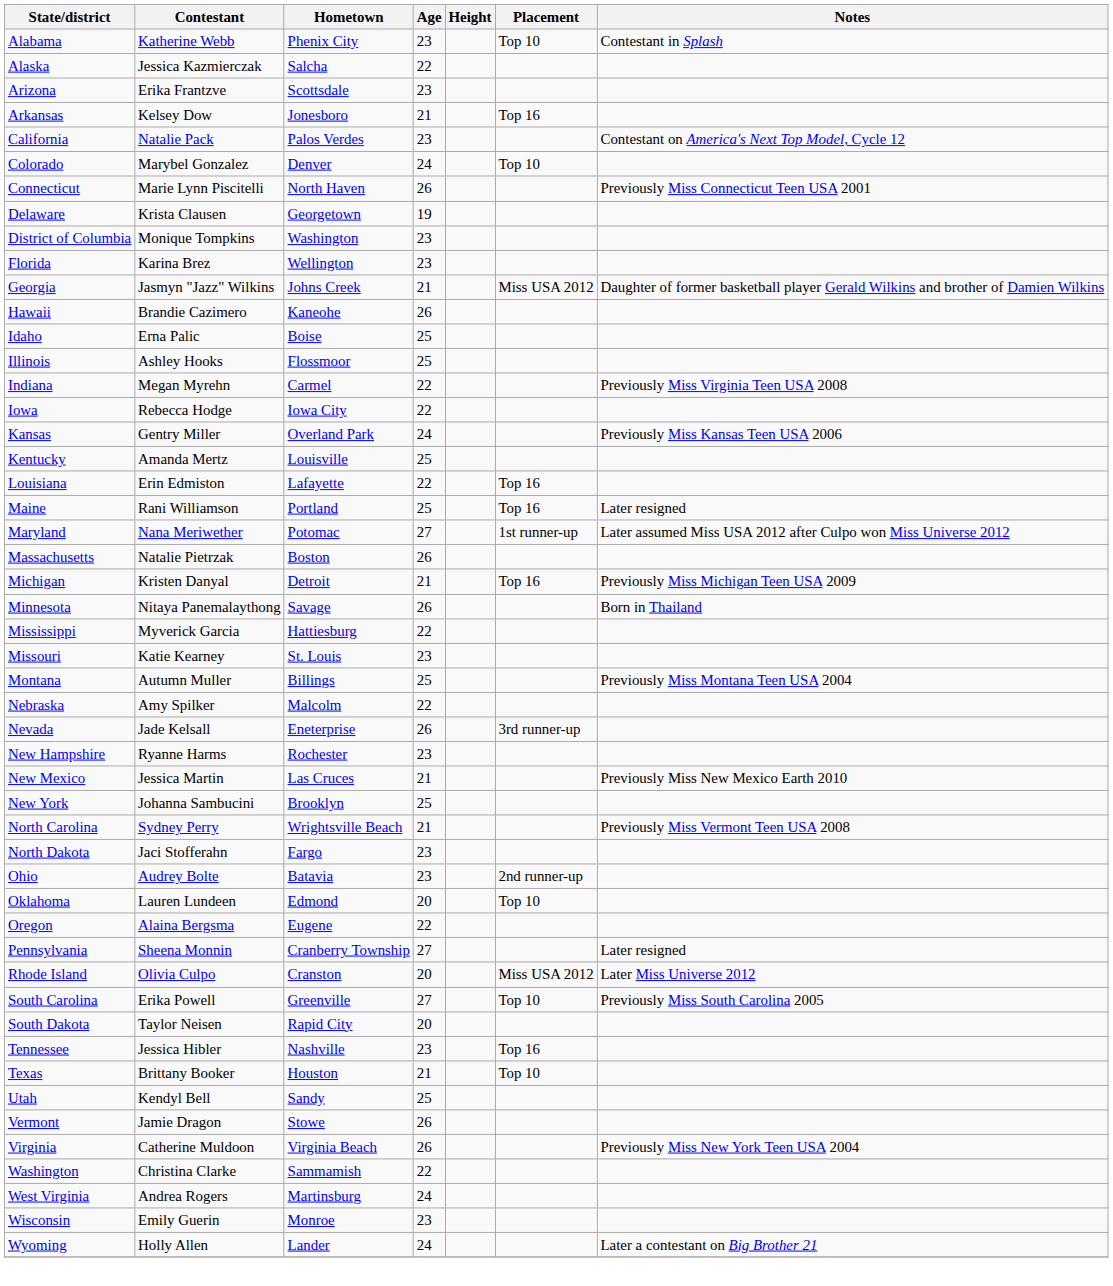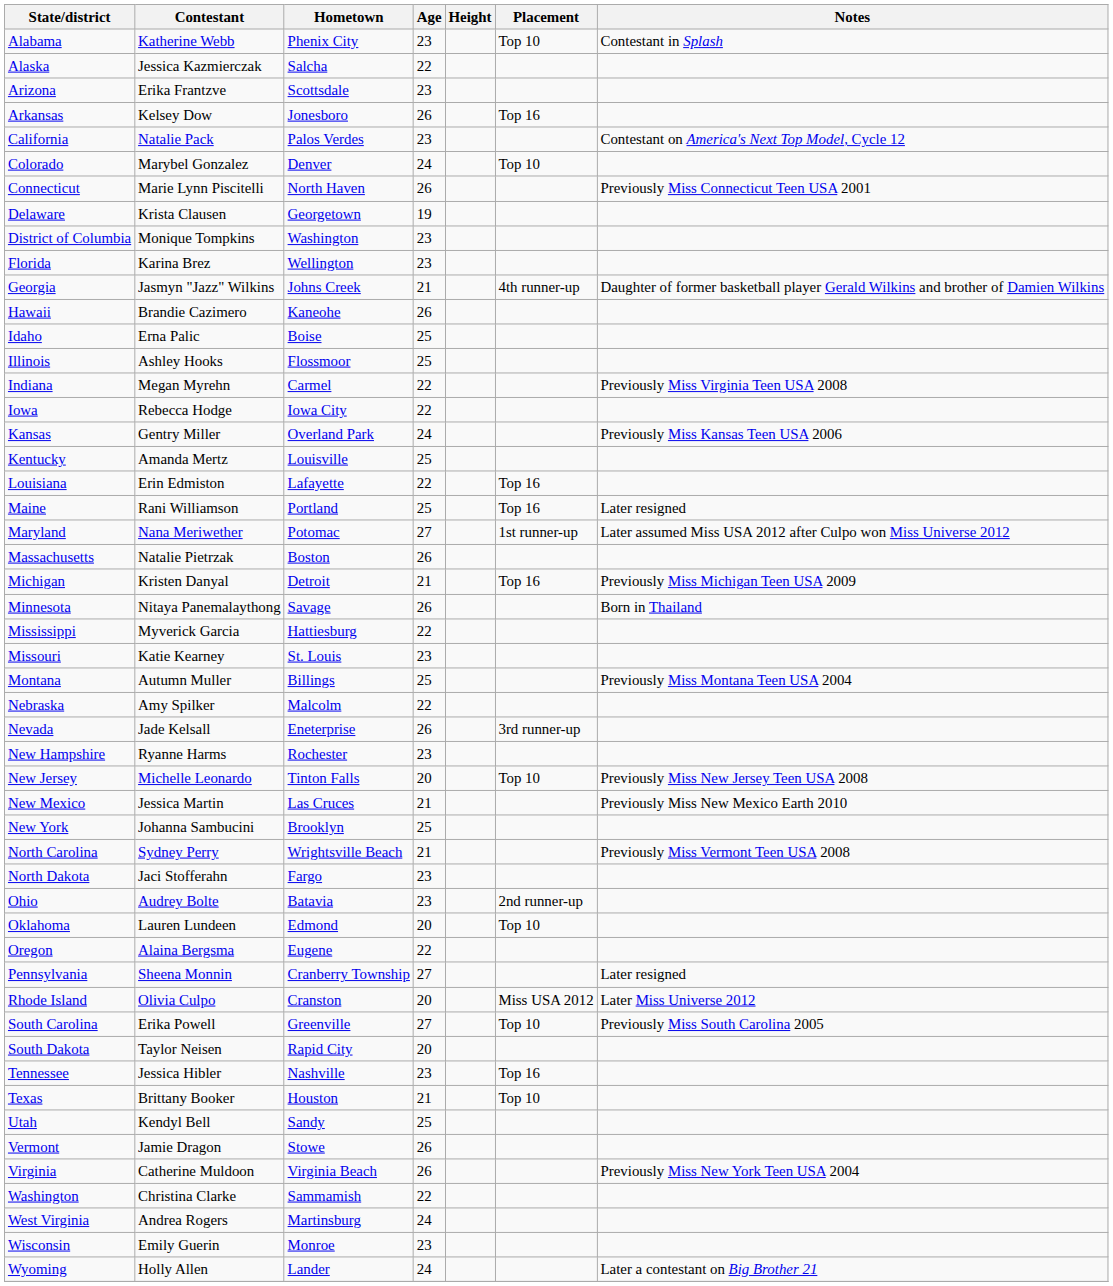(424, 115) 21 -> (424, 115) 26
(546, 287) Miss USA 2012 -> (539, 287) 4th runner-up
+ row: (42, 778)
